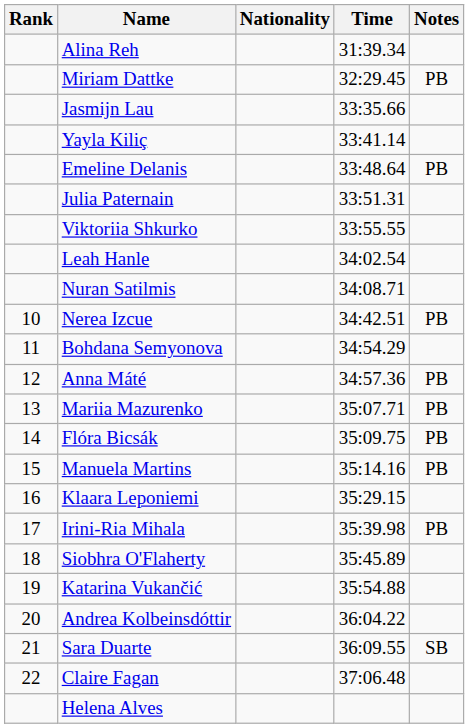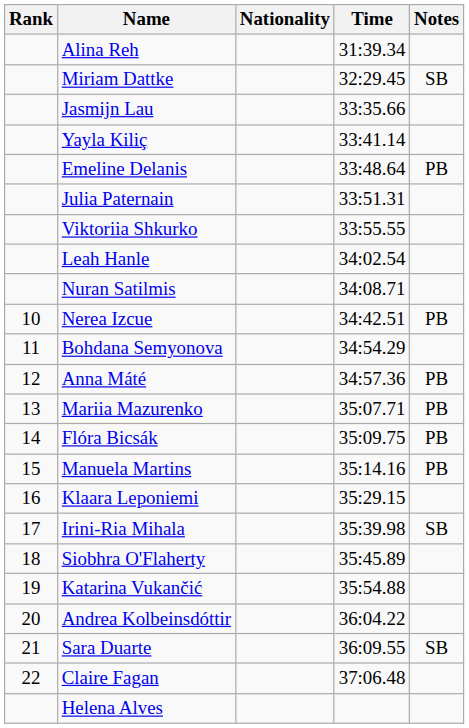(437, 79) PB -> (437, 79) SB
(437, 528) PB -> (437, 528) SB
